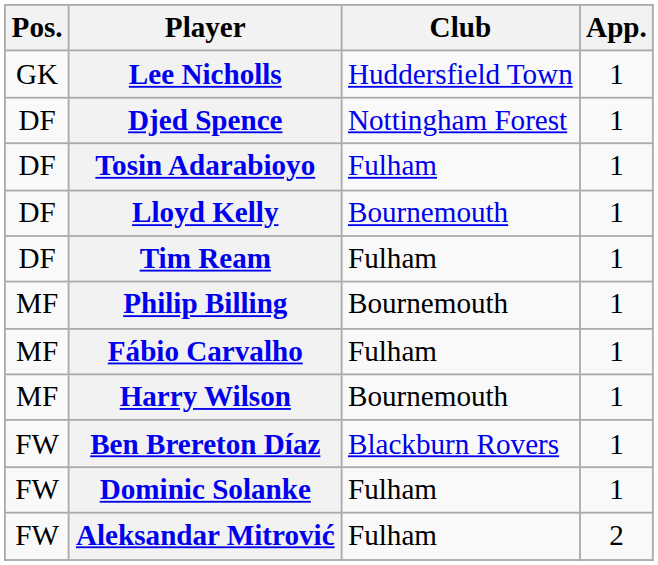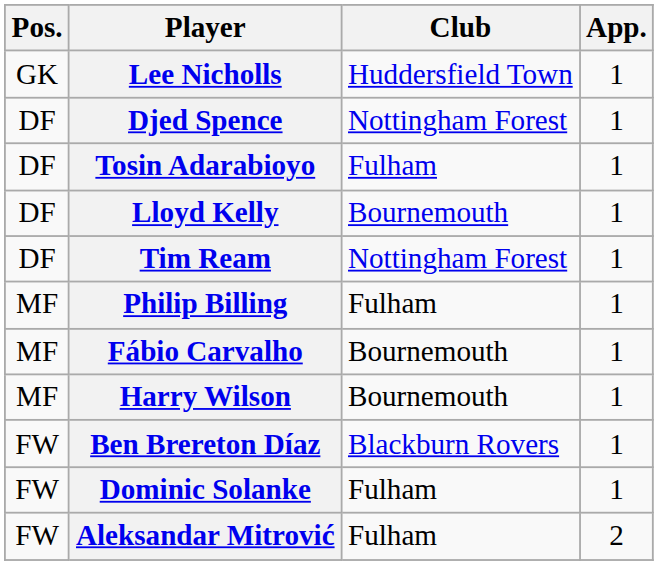(392, 258) Fulham -> (458, 258) Nottingham Forest
(428, 304) Bournemouth -> (392, 304) Fulham
(392, 350) Fulham -> (428, 350) Bournemouth
